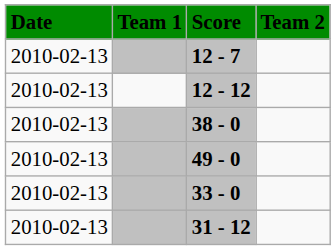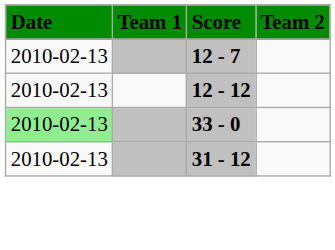- row: (216, 124)
- row: (216, 159)
(59, 193) no background -> (59, 124) lightgreen background
